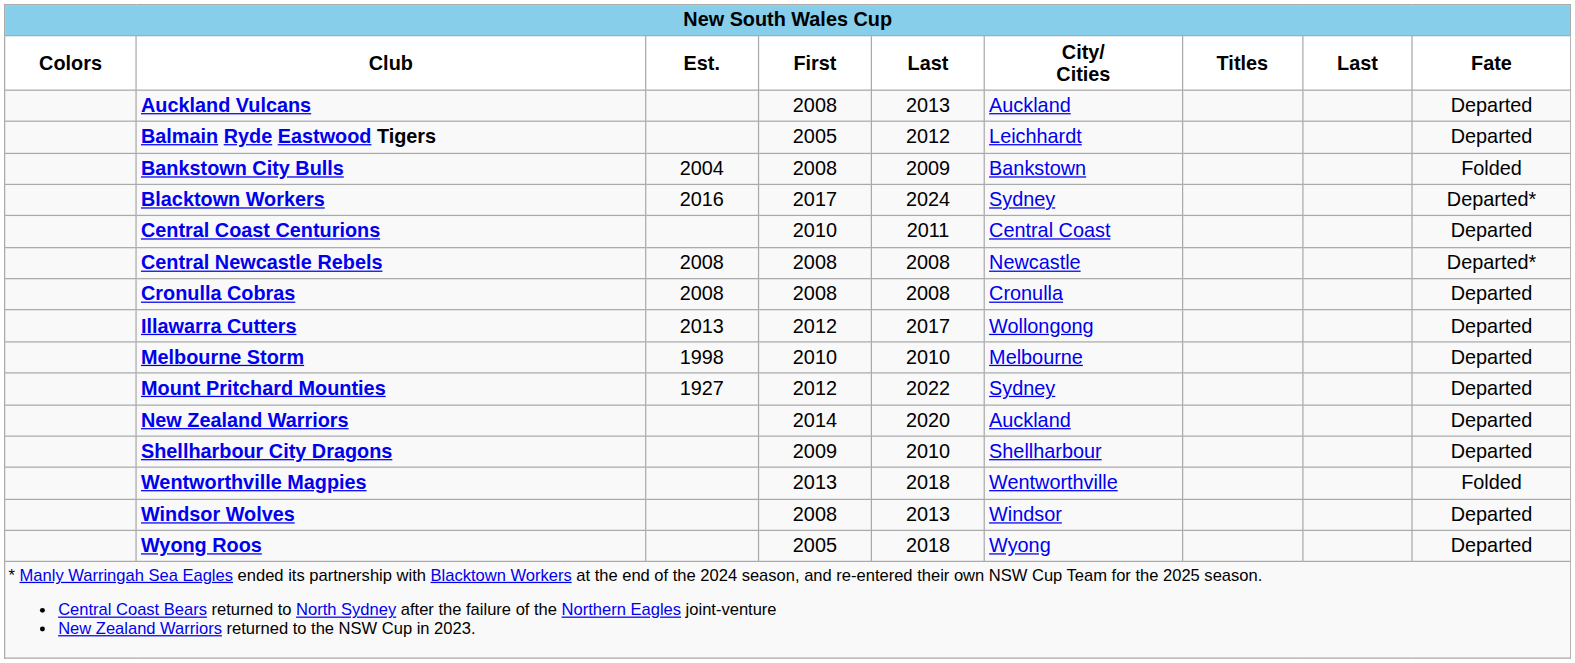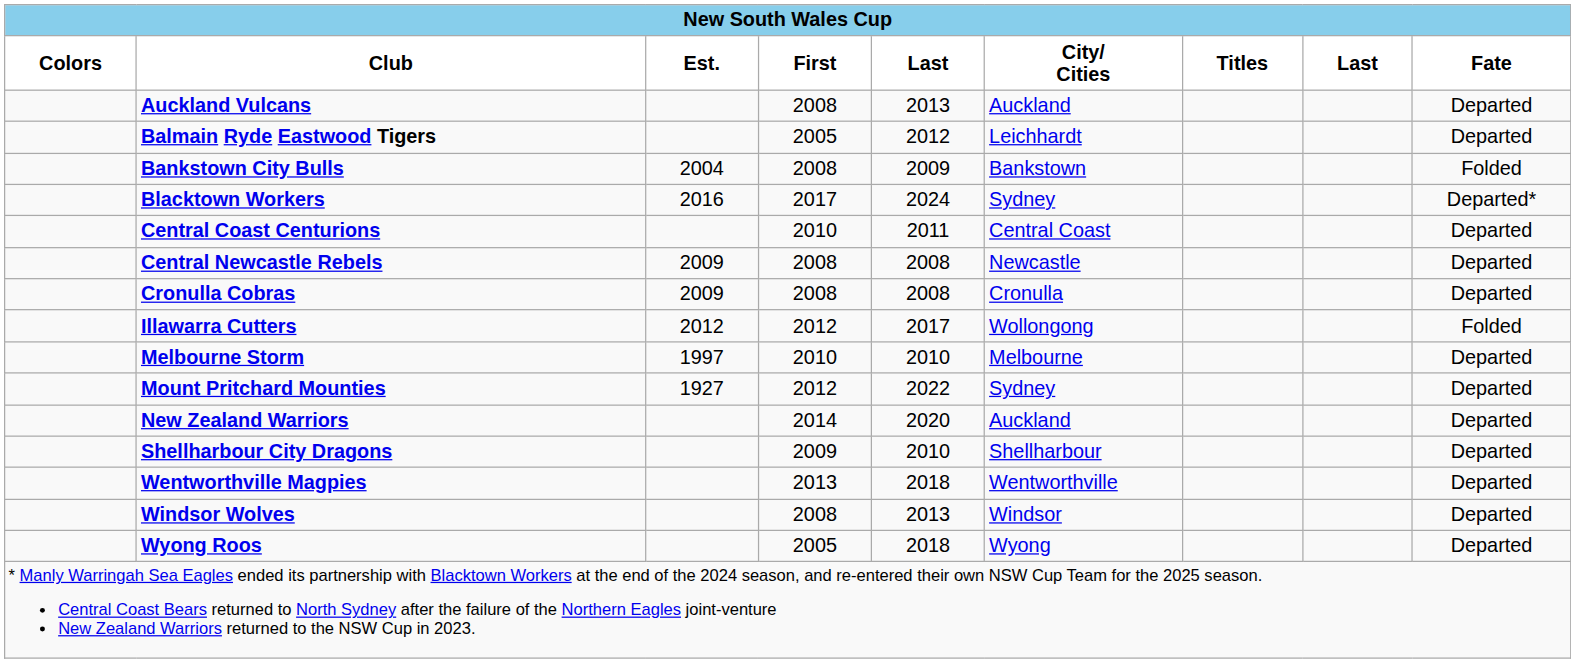(702, 262) 2008 -> (702, 262) 2009
(1492, 262) Departed* -> (1492, 262) Departed
(702, 294) 2008 -> (702, 294) 2009
(702, 325) 2013 -> (702, 325) 2012
(1492, 325) Departed -> (1492, 325) Folded
(702, 357) 1998 -> (702, 357) 1997
(1492, 483) Folded -> (1492, 483) Departed
